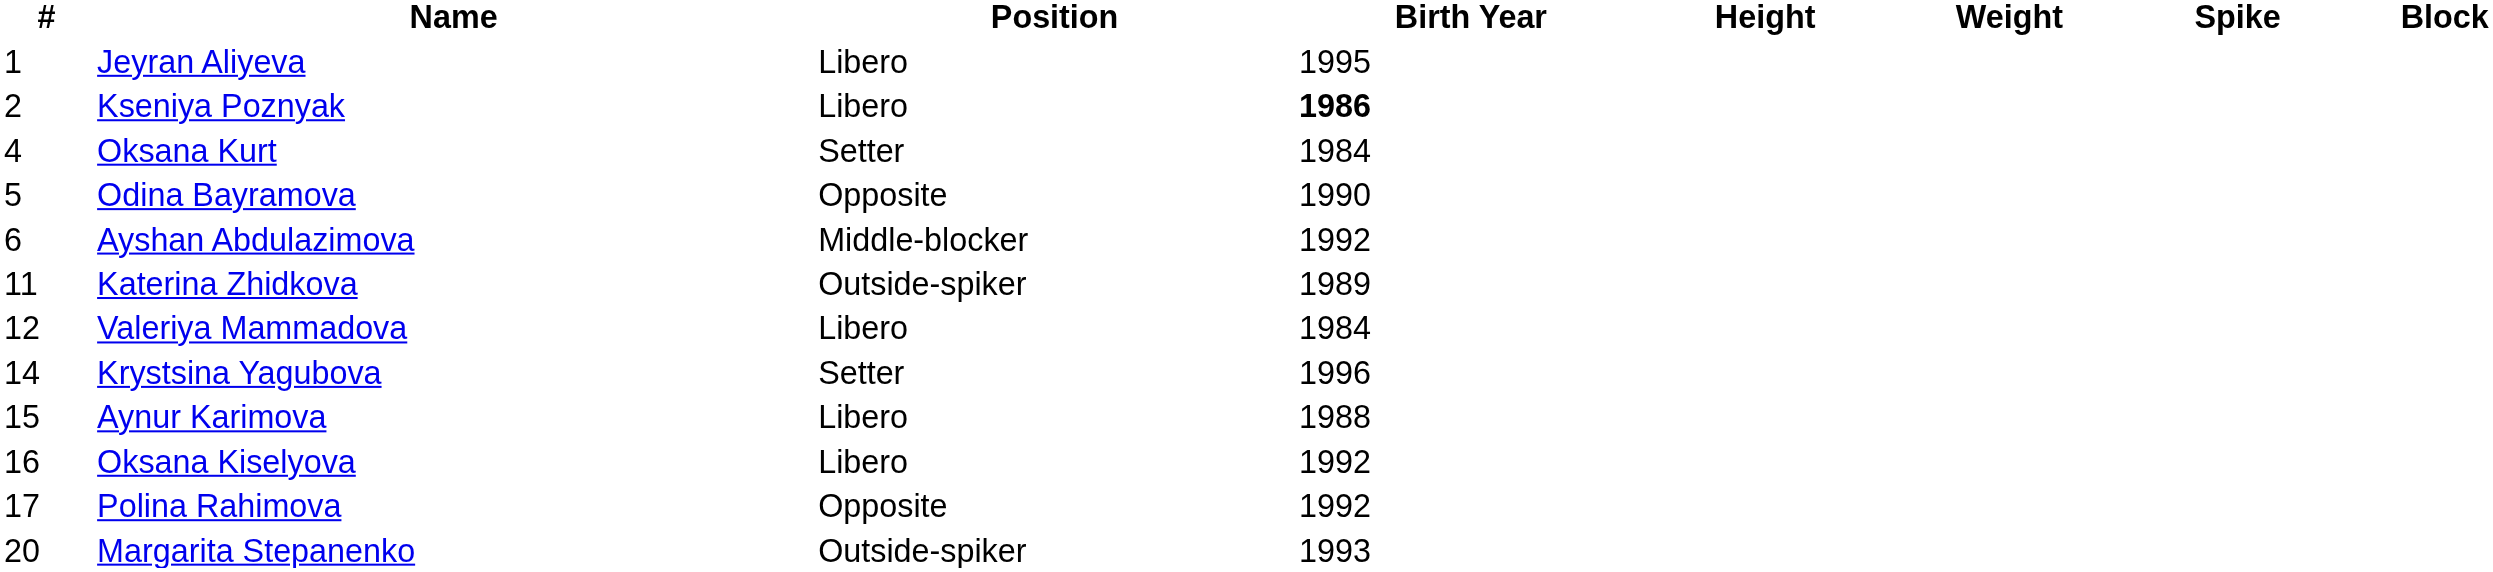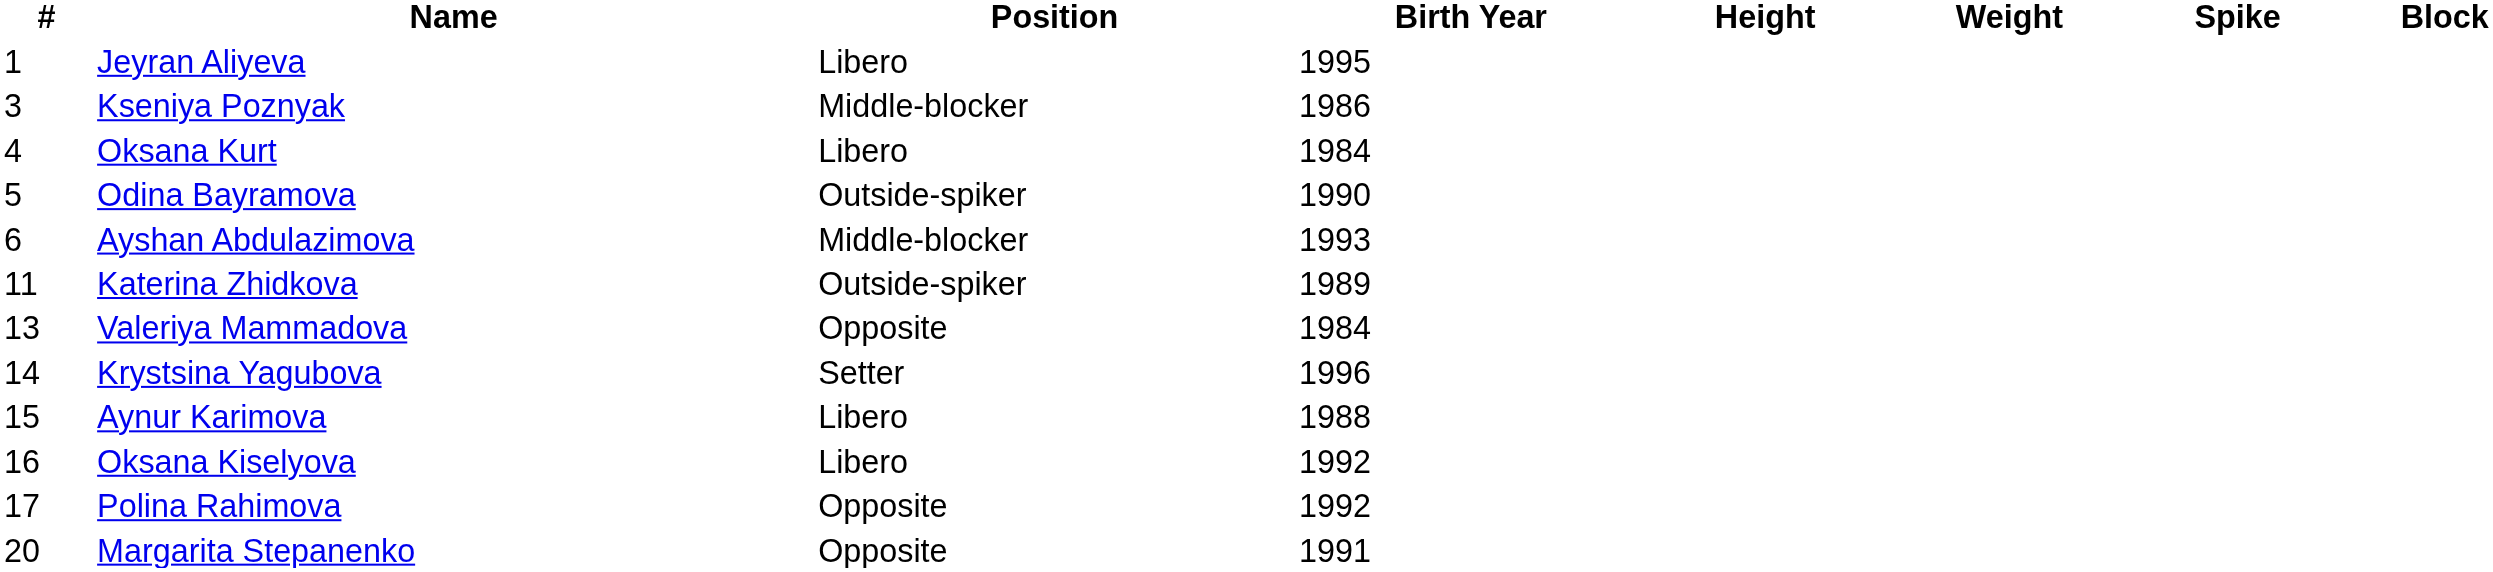(13, 106) 2 -> (13, 106) 3
(863, 106) Libero -> (923, 106) Middle-blocker
(1335, 106) bold -> (1335, 106) normal
(861, 151) Setter -> (863, 151) Libero
(883, 195) Opposite -> (922, 195) Outside-spiker
(1335, 239) 1992 -> (1335, 239) 1993
(22, 328) 12 -> (22, 328) 13
(863, 328) Libero -> (883, 328) Opposite
(922, 551) Outside-spiker -> (883, 551) Opposite
(1335, 551) 1993 -> (1335, 551) 1991
